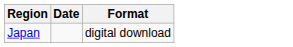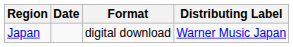+ column: (231, 14)
